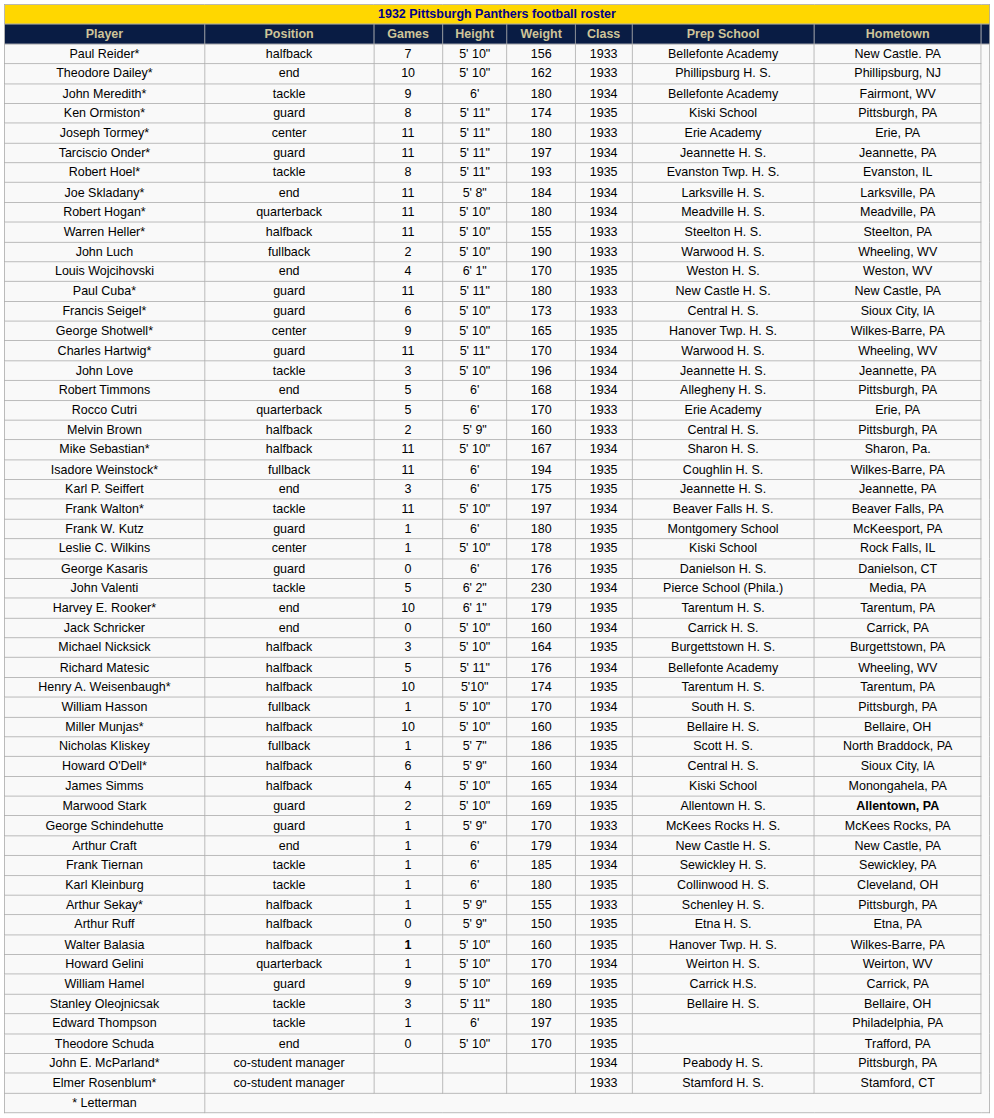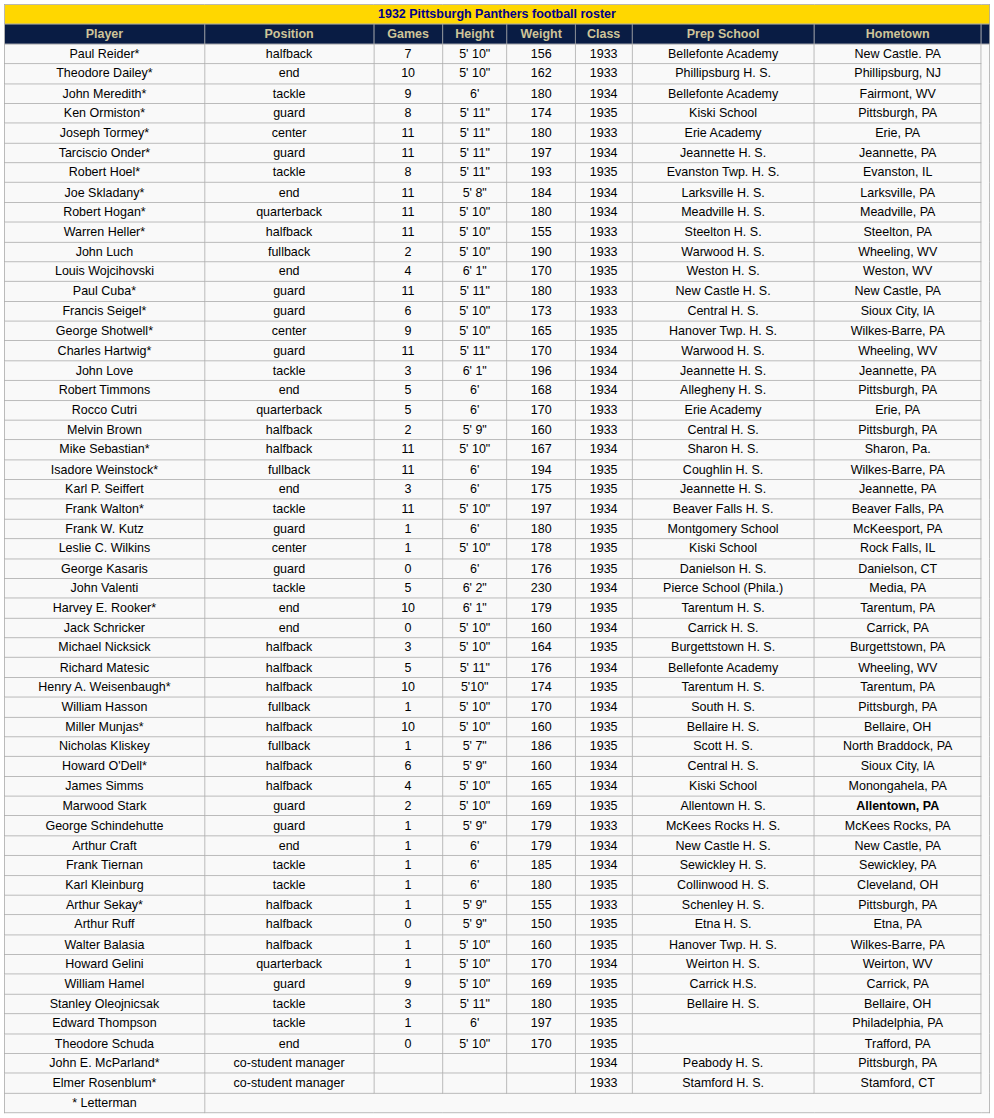(475, 370) 5' 10" -> (475, 370) 6' 1"
(541, 825) 170 -> (541, 825) 179
(408, 944) bold -> (408, 944) normal
